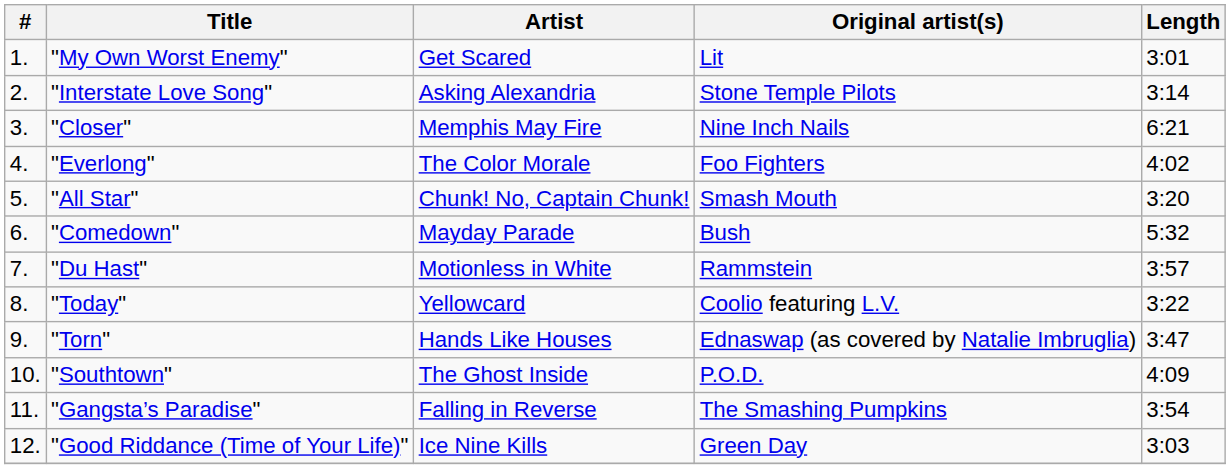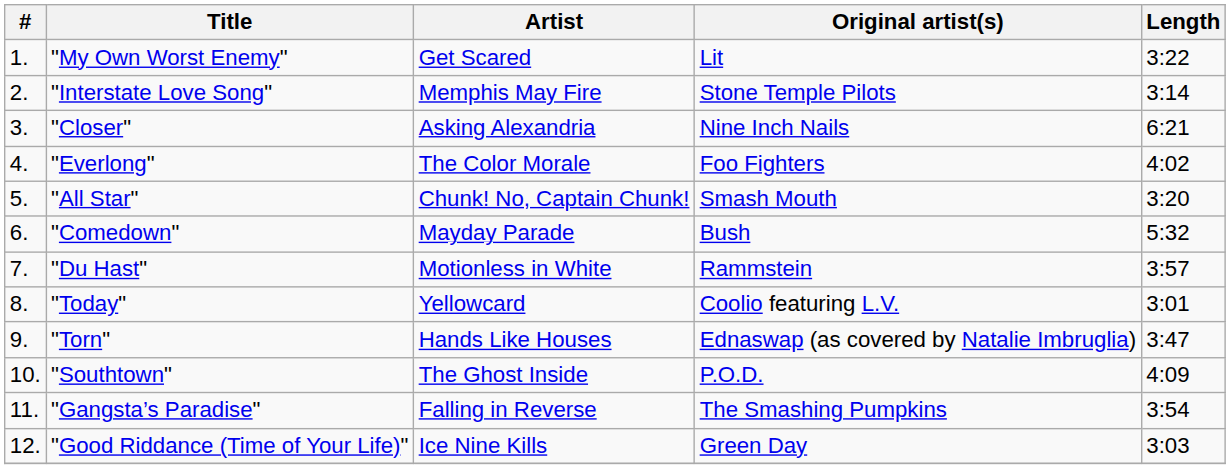(1168, 57) 3:01 -> (1168, 57) 3:22
(507, 92) Asking Alexandria -> (510, 92) Memphis May Fire
(510, 127) Memphis May Fire -> (507, 127) Asking Alexandria
(1168, 304) 3:22 -> (1168, 304) 3:01
